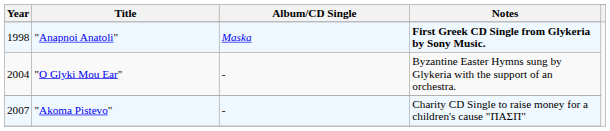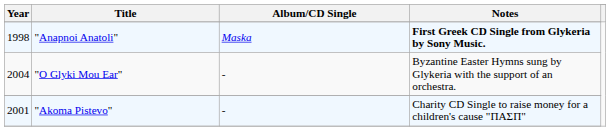(18, 110) 2007 -> (18, 110) 2001
